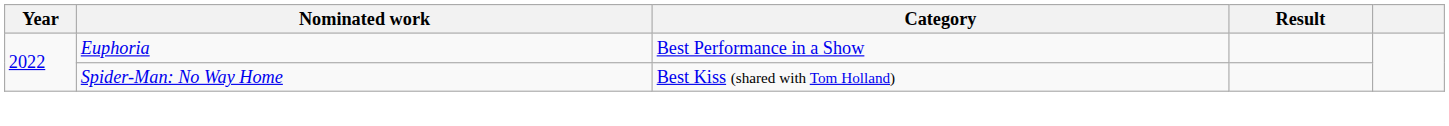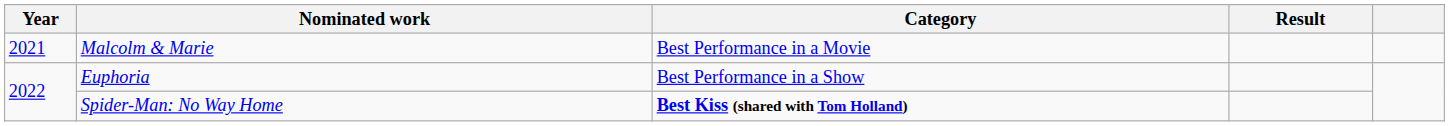+ row: (147, 47)
(776, 76) normal -> (782, 105) bold
